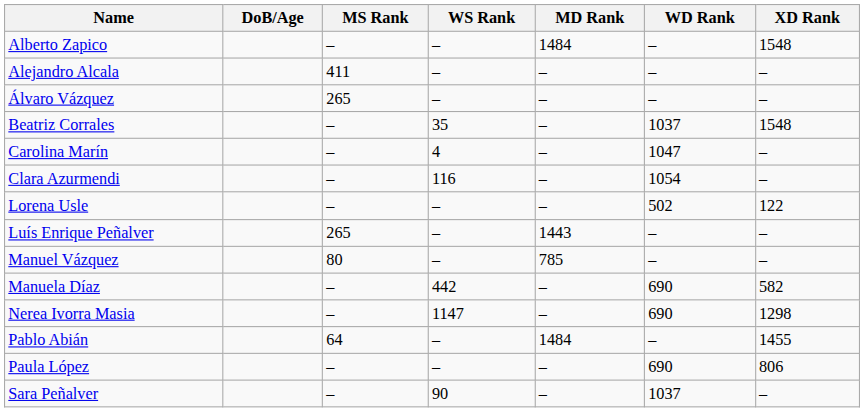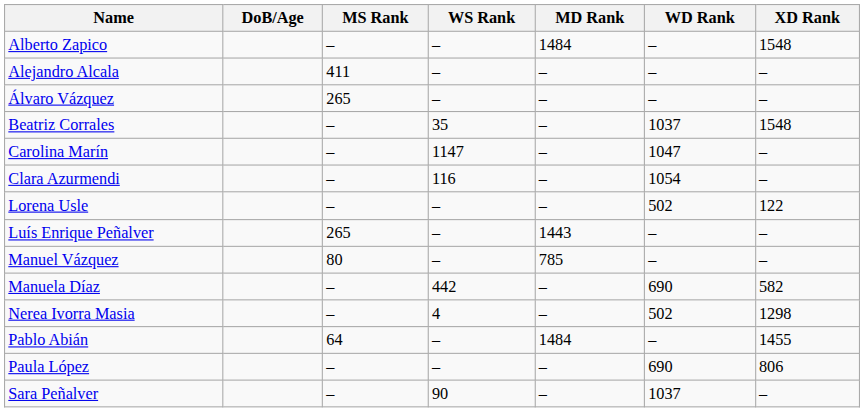(436, 152) 4 -> (448, 152) 1147
(448, 313) 1147 -> (436, 313) 4
(660, 313) 690 -> (660, 313) 502
